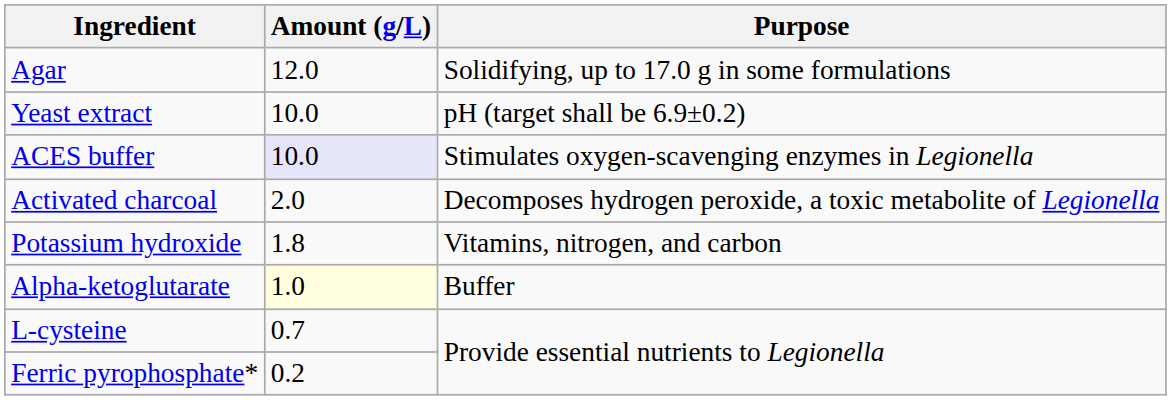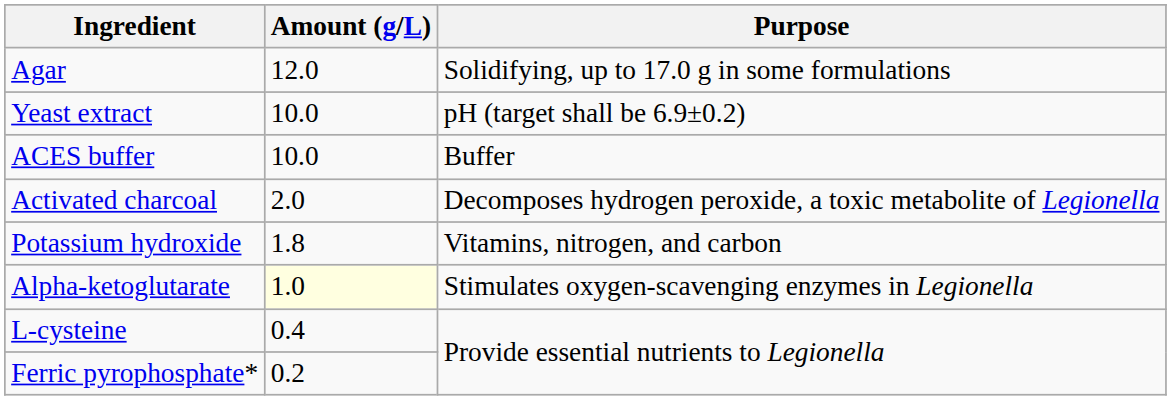(295, 156) lavender background -> (295, 156) no background
(739, 156) Stimulates oxygen-scavenging enzymes in Legionella -> (479, 156) Buffer
(479, 286) Buffer -> (739, 286) Stimulates oxygen-scavenging enzymes in Legionella
(288, 329) 0.7 -> (288, 329) 0.4
